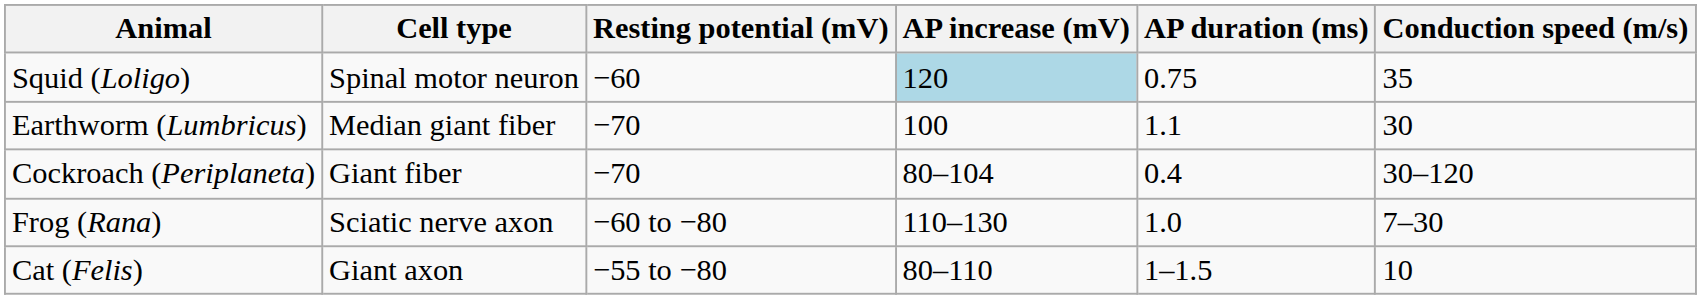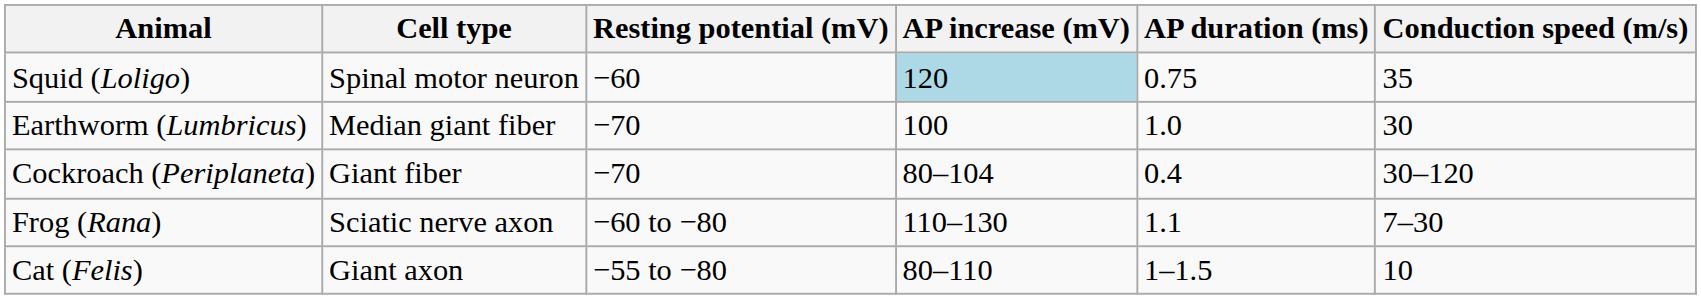(1163, 125) 1.1 -> (1163, 125) 1.0
(1163, 221) 1.0 -> (1163, 221) 1.1
